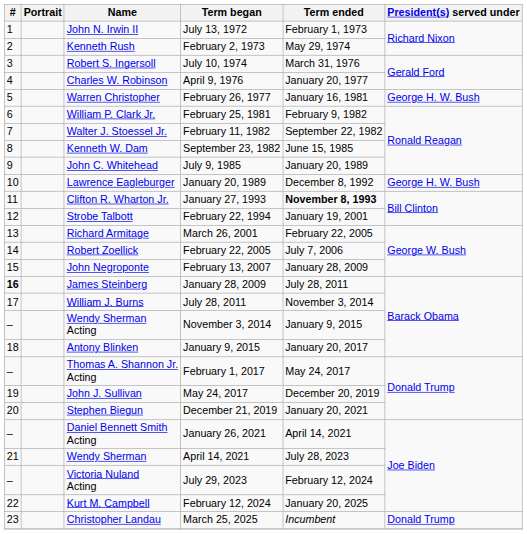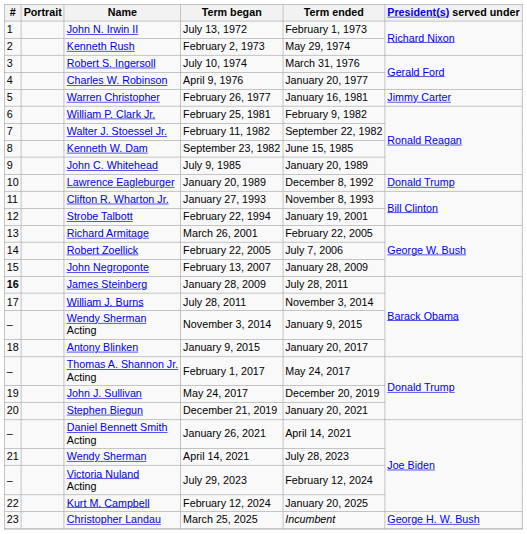(433, 98) George H. W. Bush -> (419, 98) Jimmy Carter
(433, 183) George H. W. Bush -> (421, 183) Donald Trump
(331, 200) bold -> (329, 200) normal
(421, 520) Donald Trump -> (433, 520) George H. W. Bush
